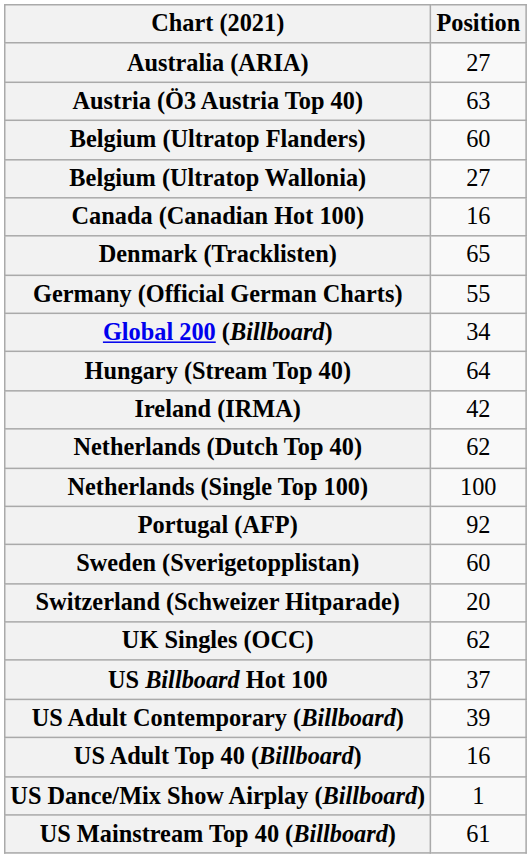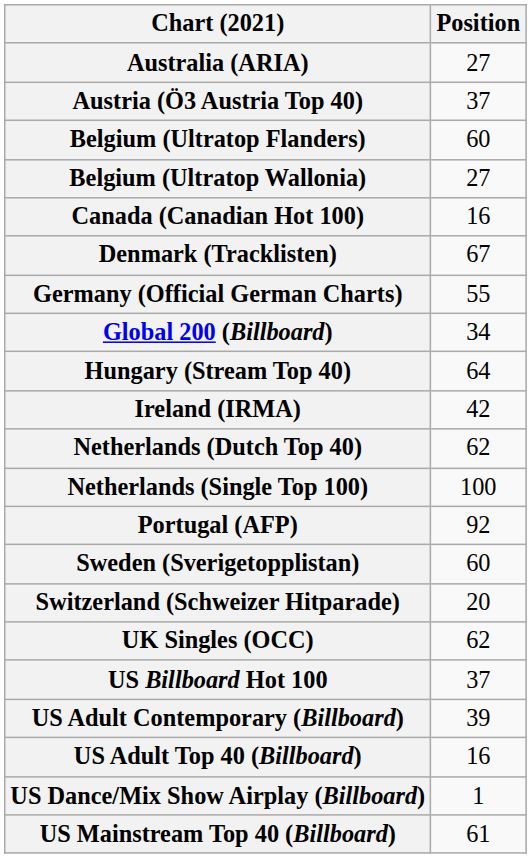(478, 100) 63 -> (478, 100) 37
(478, 255) 65 -> (478, 255) 67
